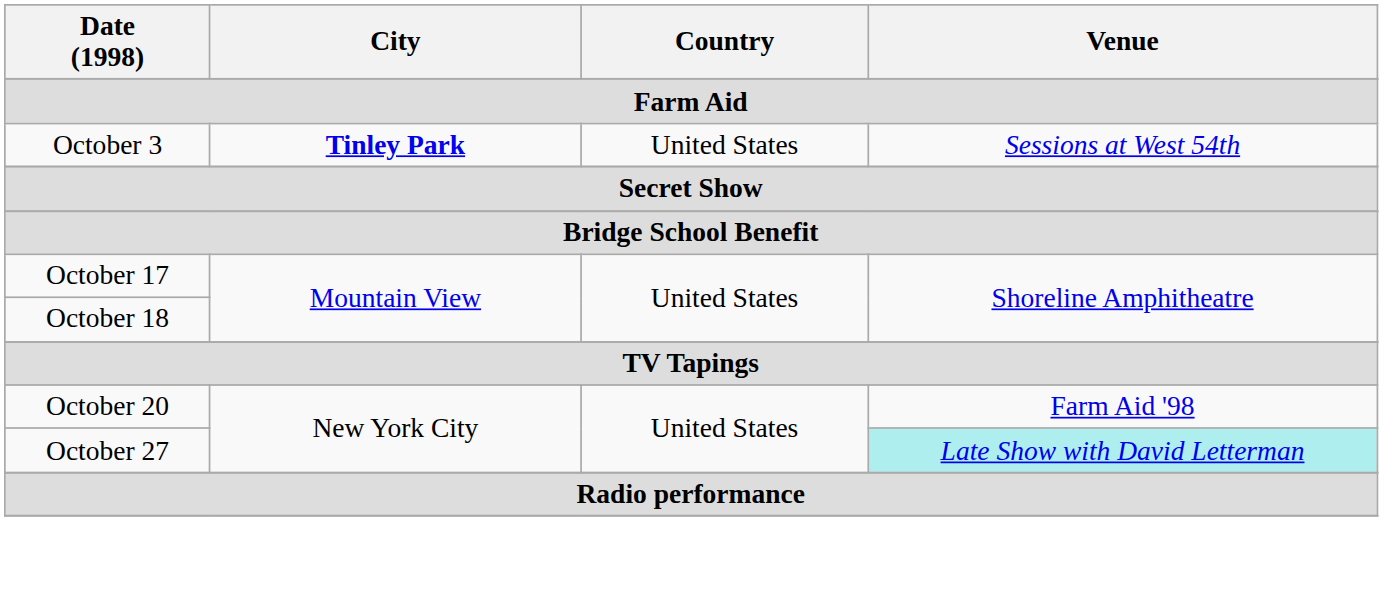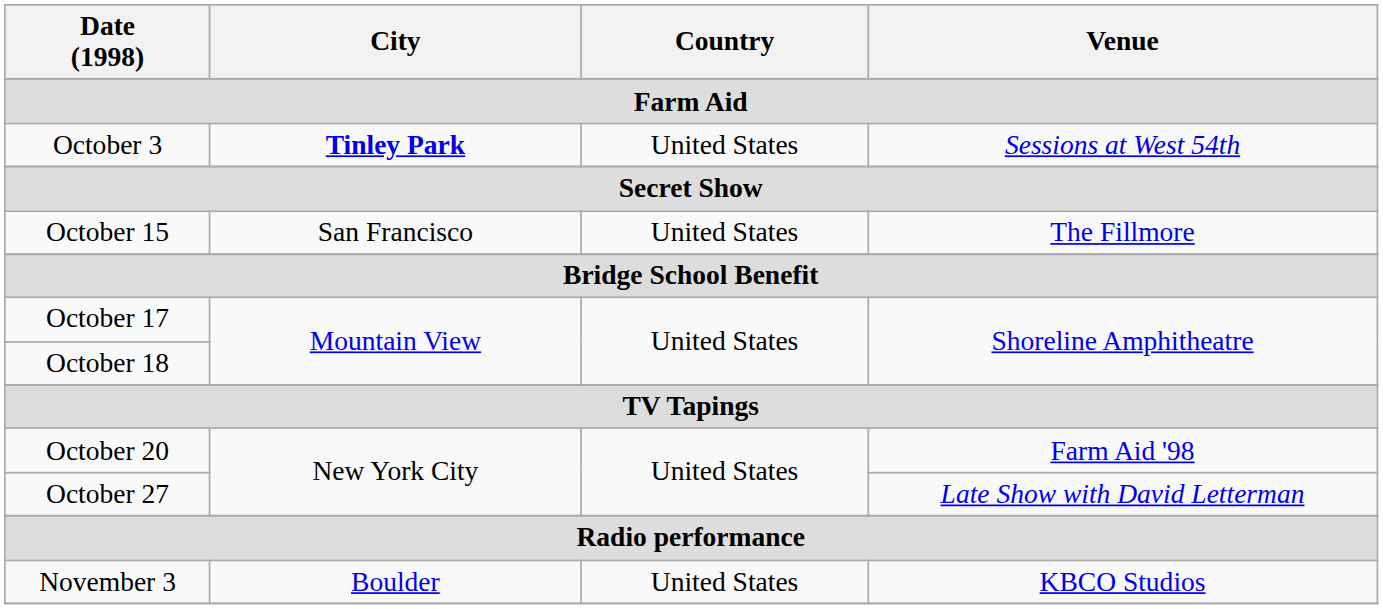+ row: (108, 231)
(1123, 450) paleturquoise background -> (1123, 493) no background
+ row: (108, 581)
